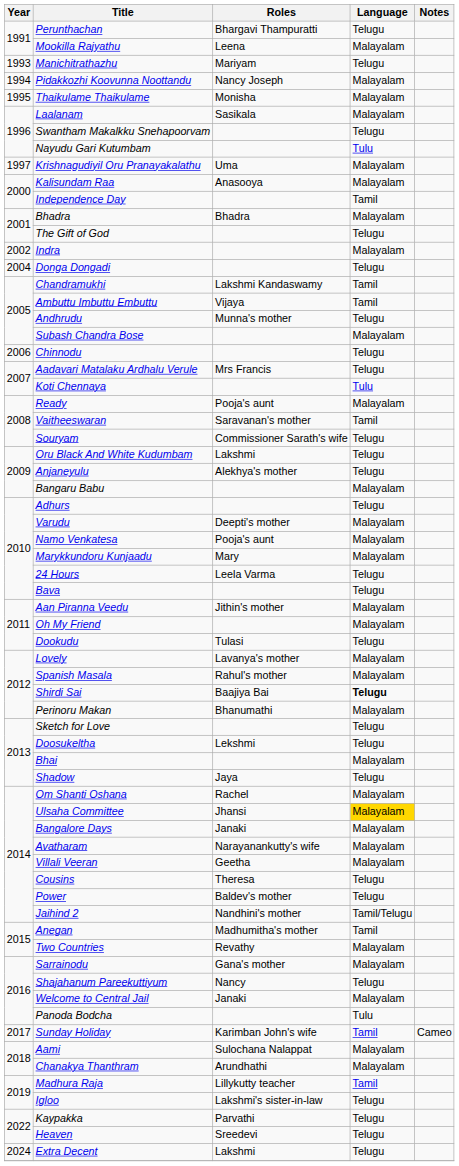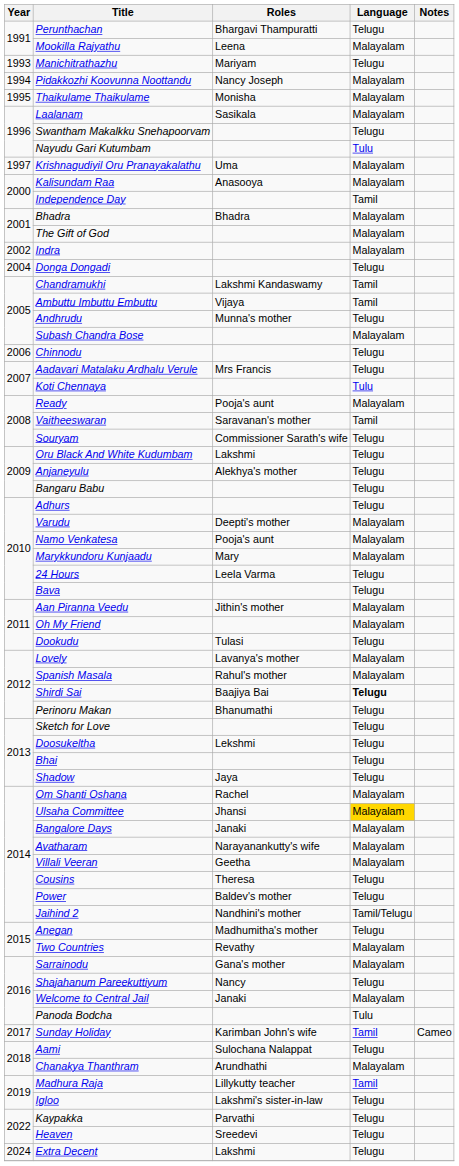(368, 234) Telugu -> (378, 234) Malayalam
(378, 489) Malayalam -> (368, 489) Telugu
(378, 710) Malayalam -> (368, 710) Telugu
(378, 761) Malayalam -> (368, 761) Telugu
(365, 931) Tamil -> (368, 931) Telugu
(378, 1050) Malayalam -> (368, 1050) Telugu
